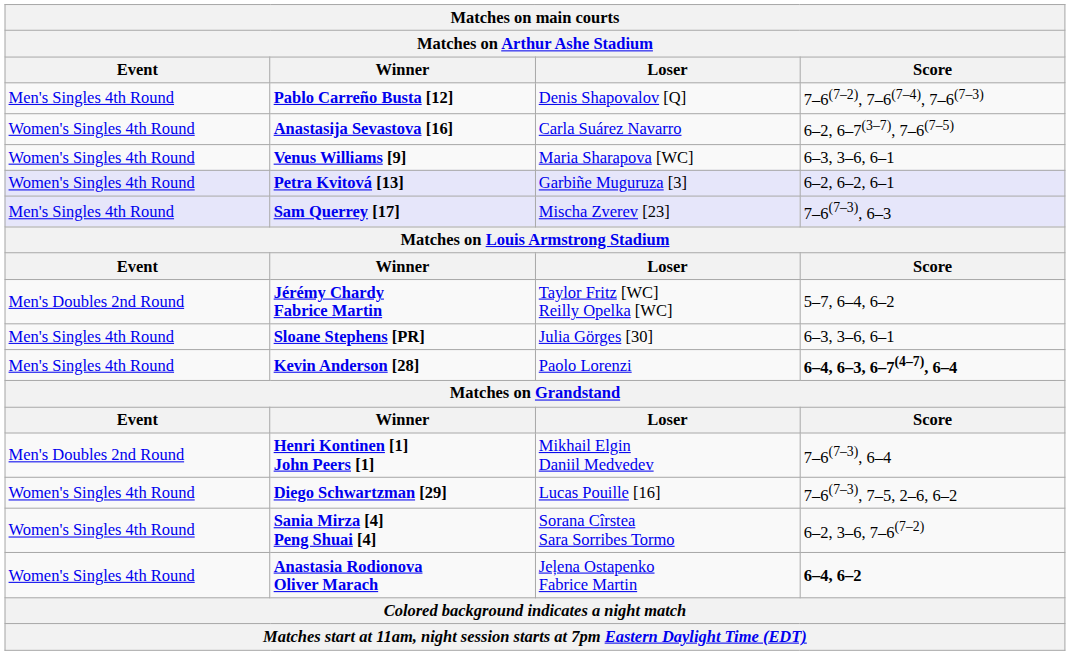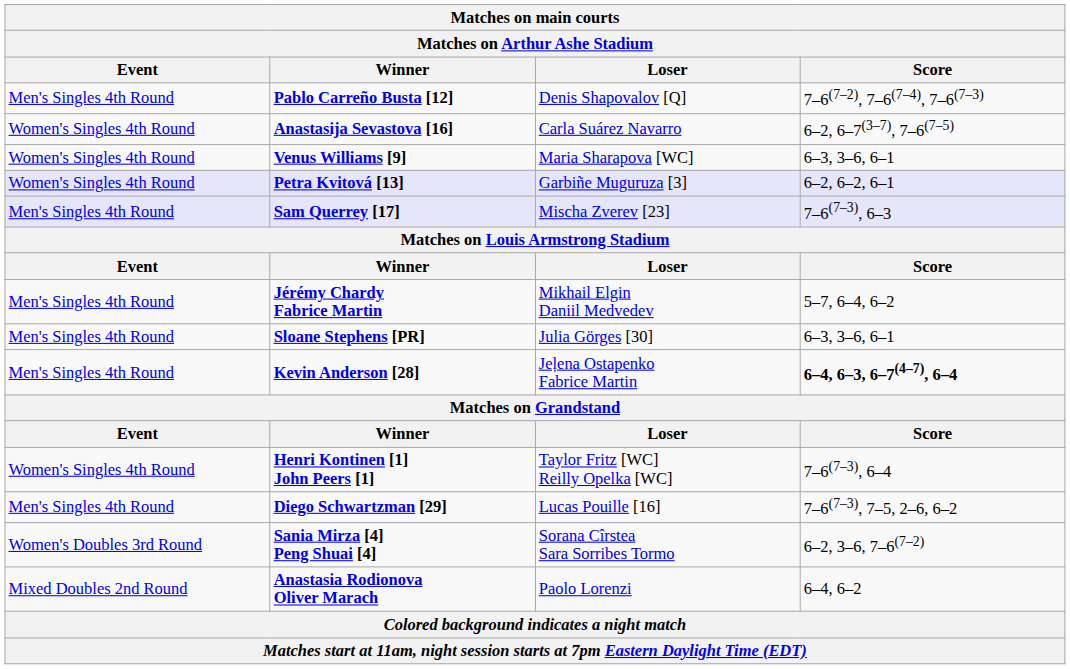(96, 301) Men's Doubles 2nd Round -> (91, 301) Men's Singles 4th Round
(606, 301) Taylor Fritz [WC] Reilly Opelka [WC] -> (596, 301) Mikhail Elgin Daniil Medvedev
(585, 365) Paolo Lorenzi -> (597, 372) Jeļena Ostapenko Fabrice Martin
(96, 455) Men's Doubles 2nd Round -> (102, 469) Women's Singles 4th Round
(596, 455) Mikhail Elgin Daniil Medvedev -> (606, 469) Taylor Fritz [WC] Reilly Opelka [WC]
(102, 492) Women's Singles 4th Round -> (91, 506) Men's Singles 4th Round
(102, 530) Women's Singles 4th Round -> (105, 544) Women's Doubles 3rd Round
(102, 575) Women's Singles 4th Round -> (98, 589) Mixed Doubles 2nd Round
(597, 575) Jeļena Ostapenko Fabrice Martin -> (585, 589) Paolo Lorenzi
(833, 575) bold -> (833, 589) normal
